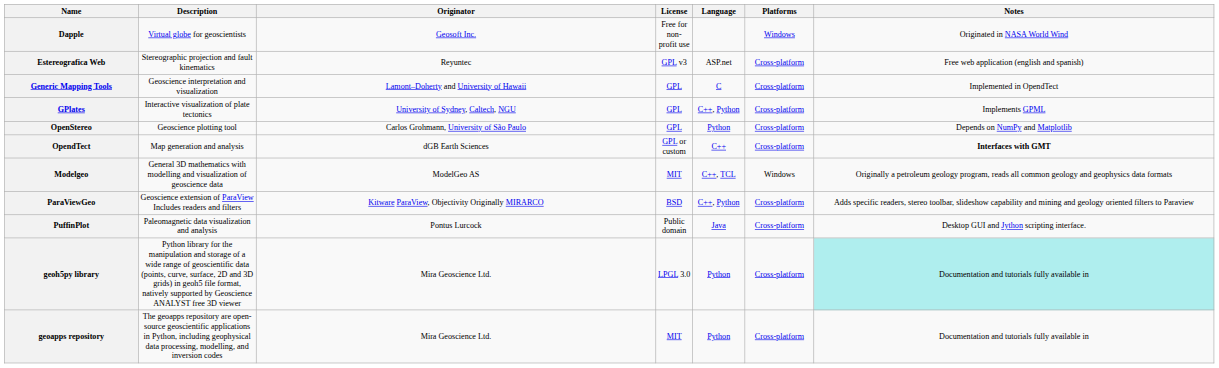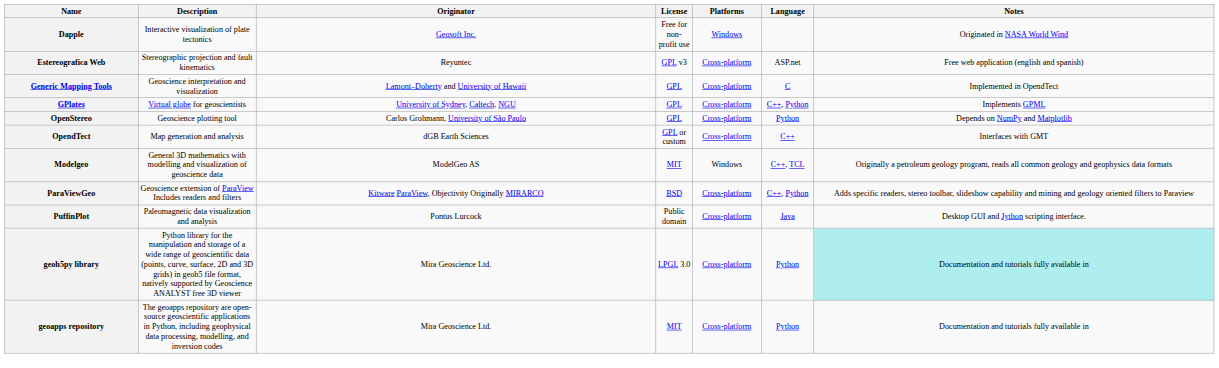columns swapped: (779, 11) <-> (719, 11)
(197, 35) Virtual globe for geoscientists -> (197, 35) Interactive visualization of plate tectonics
(197, 109) Interactive visualization of plate tectonics -> (197, 105) Virtual globe for geoscientists
(1014, 146) bold -> (1014, 137) normal
